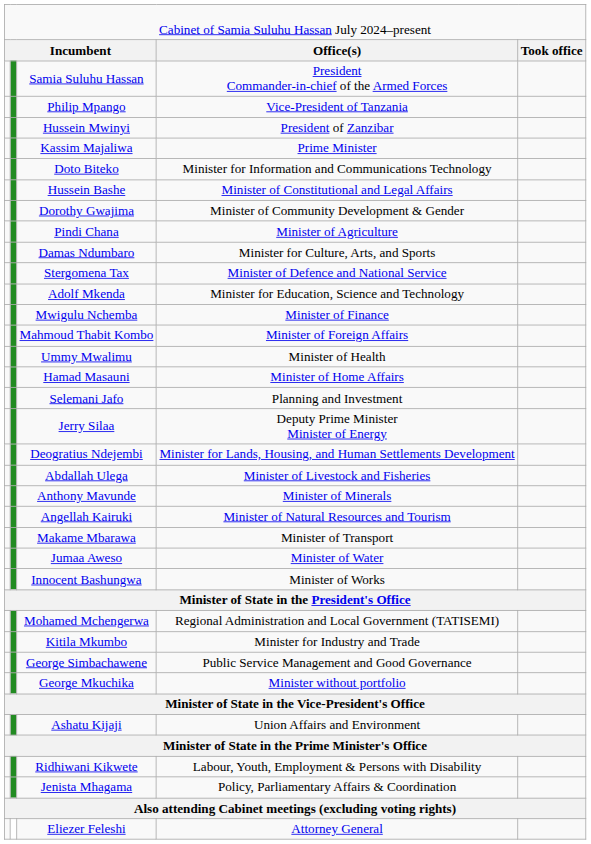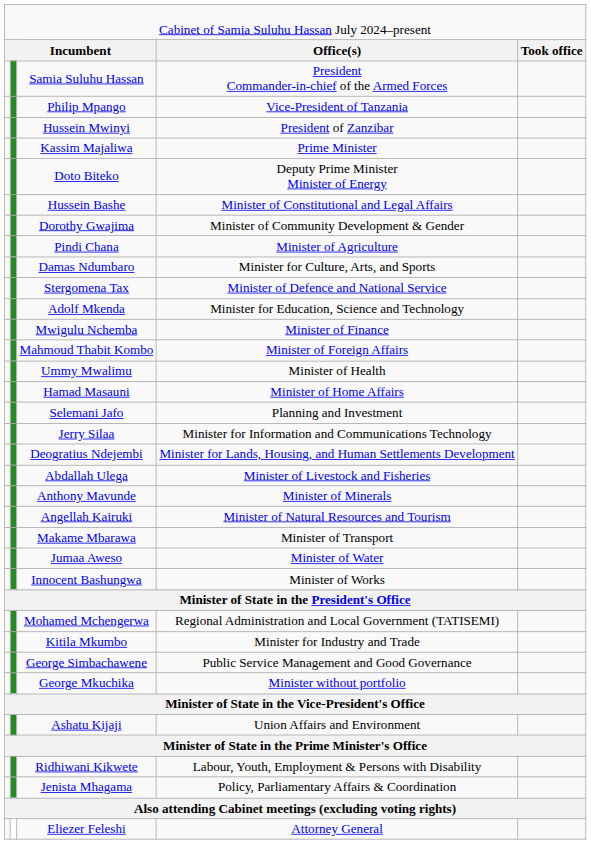(337, 169) Minister for Information and Communications Technology -> (337, 176) Deputy Prime Minister Minister of Energy
(337, 426) Deputy Prime Minister Minister of Energy -> (337, 433) Minister for Information and Communications Technology
